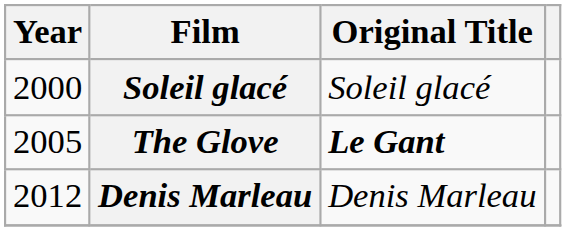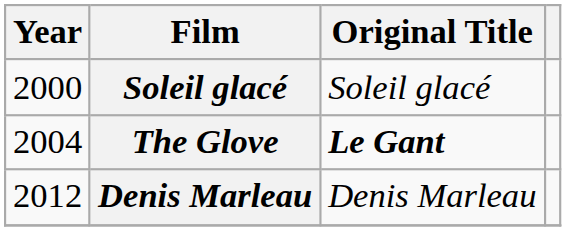(48, 141) 2005 -> (48, 141) 2004
